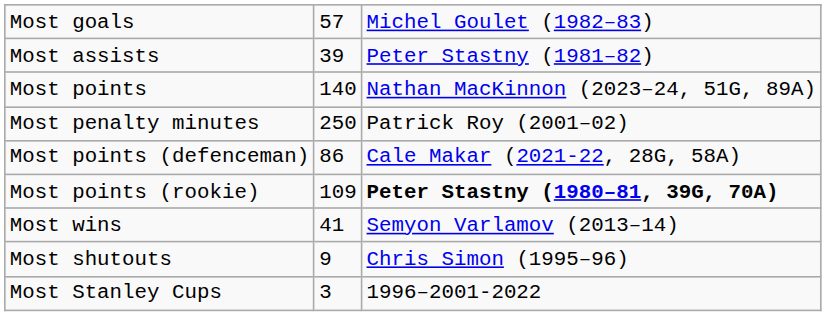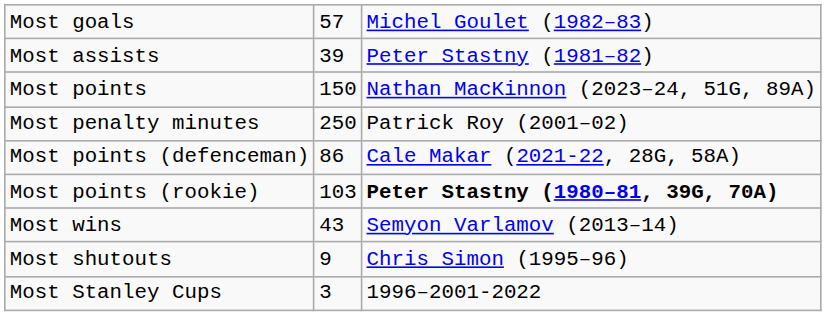(338, 90) 140 -> (338, 90) 150
(338, 191) 109 -> (338, 191) 103
(332, 225) 41 -> (332, 225) 43
